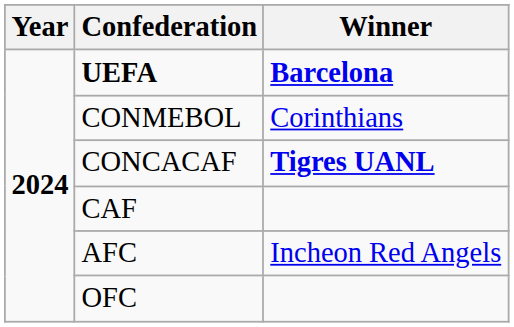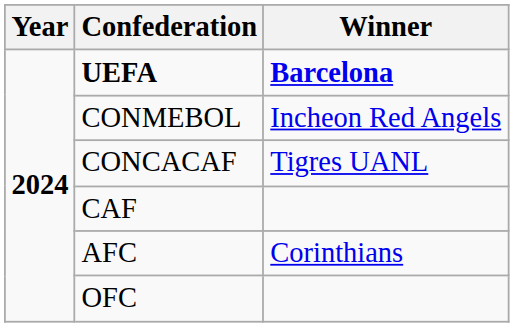(337, 117) Corinthians -> (386, 117) Incheon Red Angels
(352, 162) bold -> (349, 162) normal
(386, 252) Incheon Red Angels -> (337, 252) Corinthians
